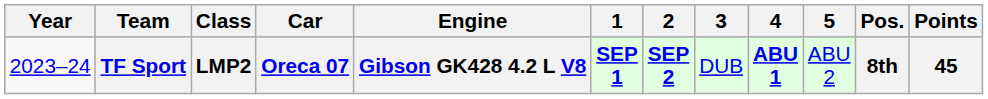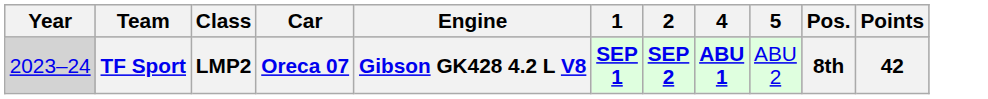- column: (721, 21)
(50, 65) no background -> (50, 65) lightgrey background
(946, 65) 45 -> (892, 65) 42
